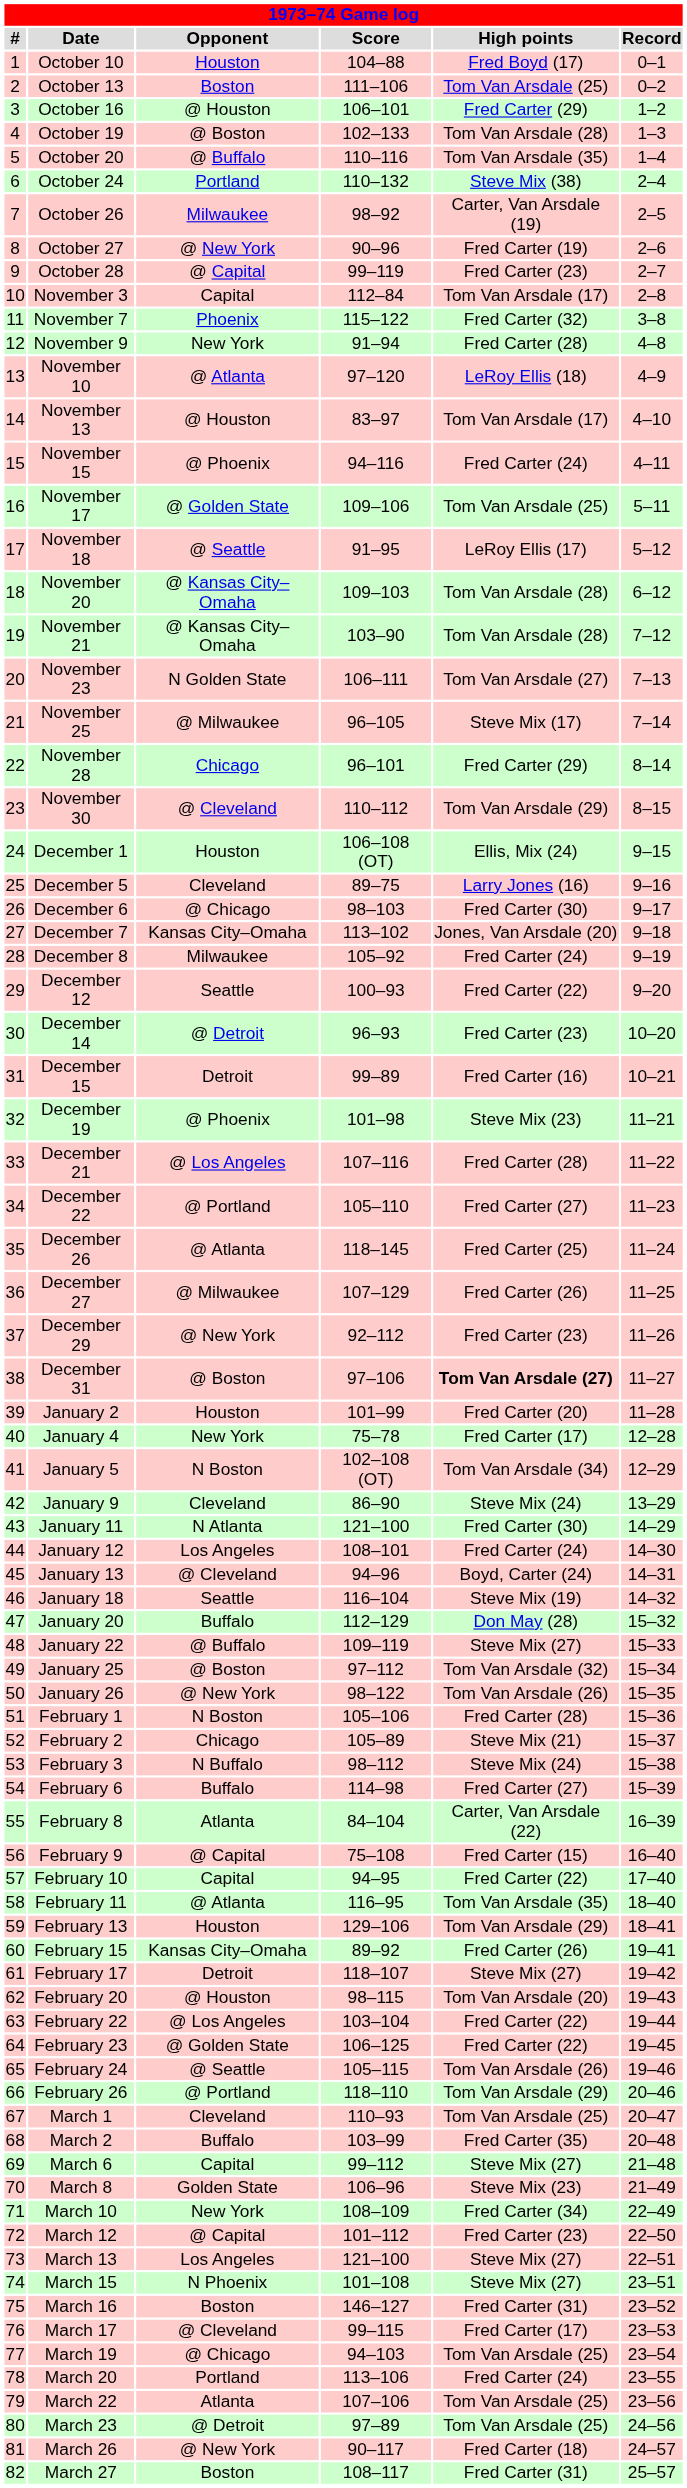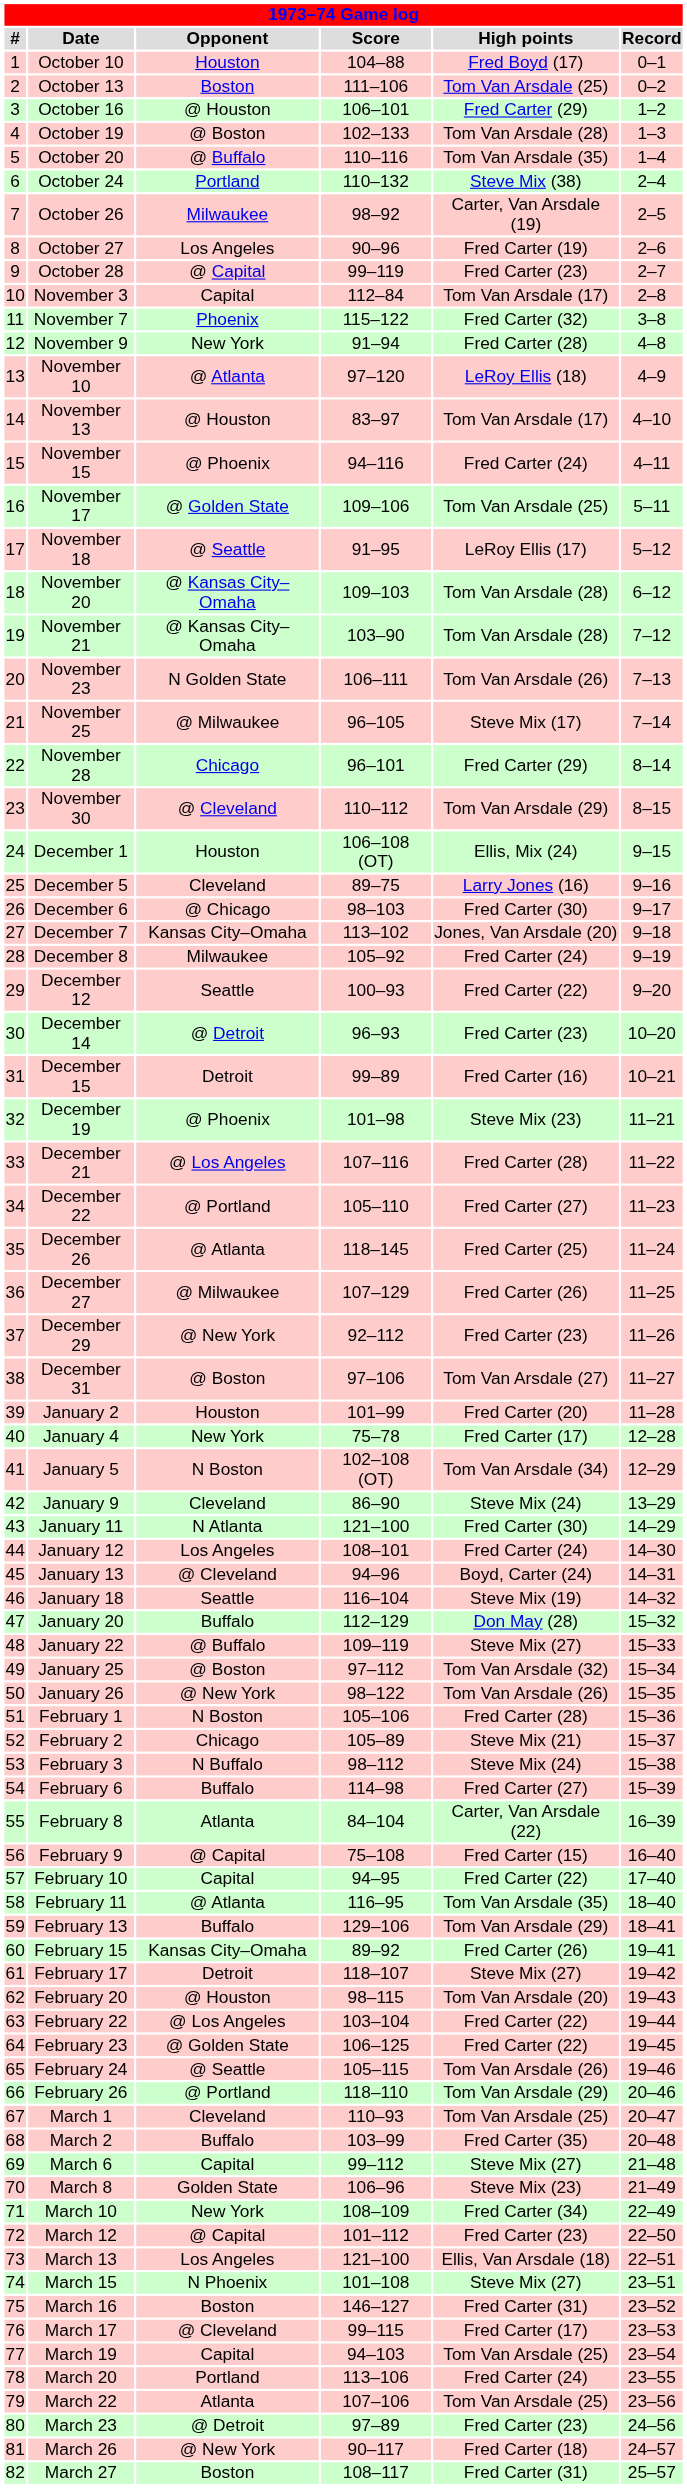(227, 248) @ New York -> (227, 248) Los Angeles
(526, 679) Tom Van Arsdale (27) -> (526, 679) Tom Van Arsdale (26)
(526, 1378) bold -> (526, 1378) normal
(227, 1926) Houston -> (227, 1926) Buffalo
(526, 2259) Steve Mix (27) -> (526, 2259) Ellis, Van Arsdale (18)
(227, 2354) @ Chicago -> (227, 2354) Capital
(526, 2425) Tom Van Arsdale (25) -> (526, 2425) Fred Carter (23)
